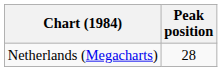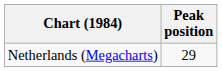(189, 54) 28 -> (189, 54) 29
